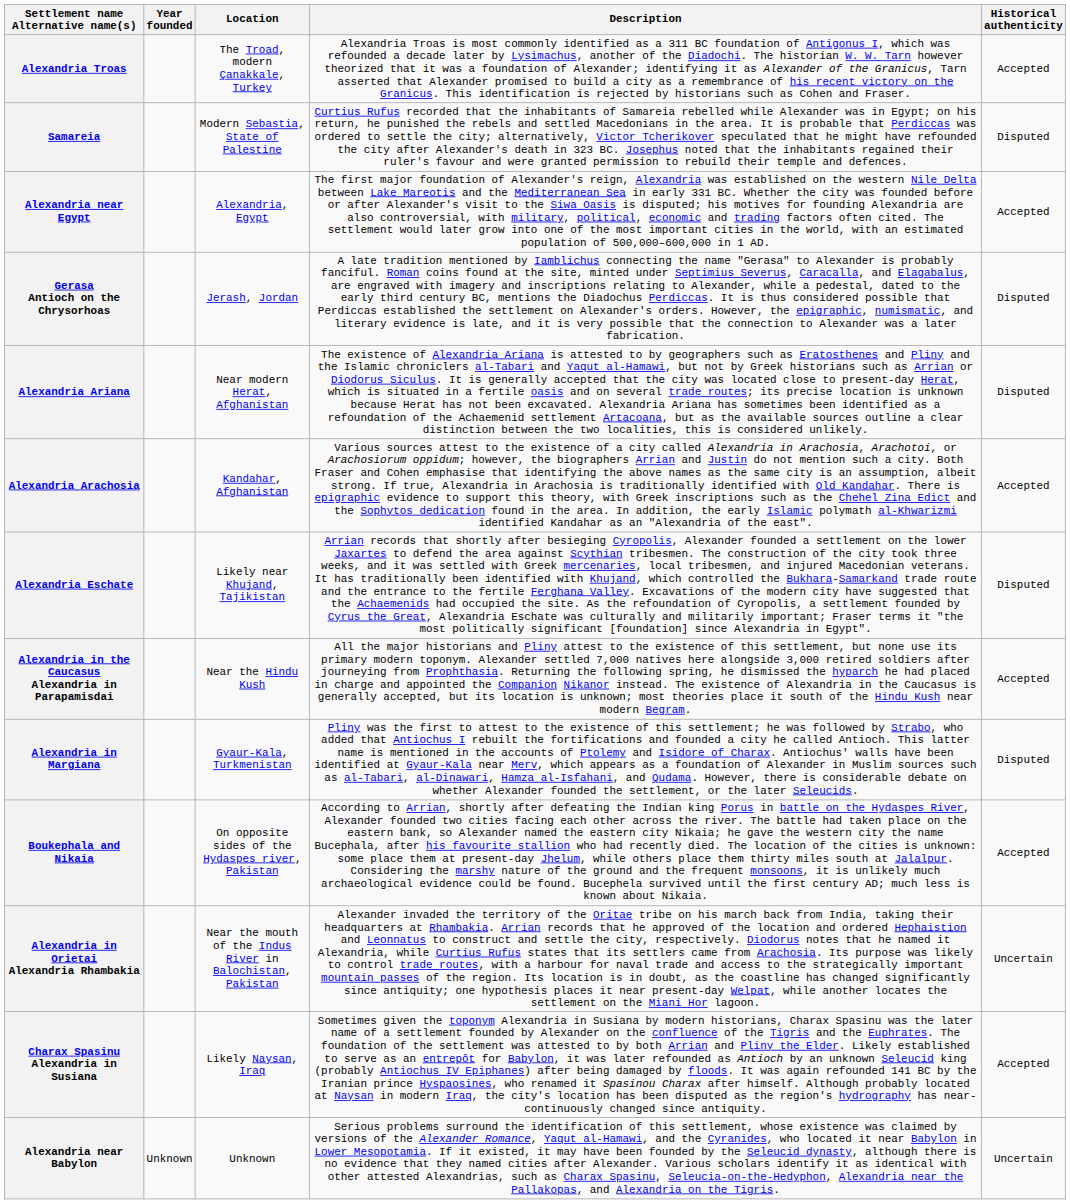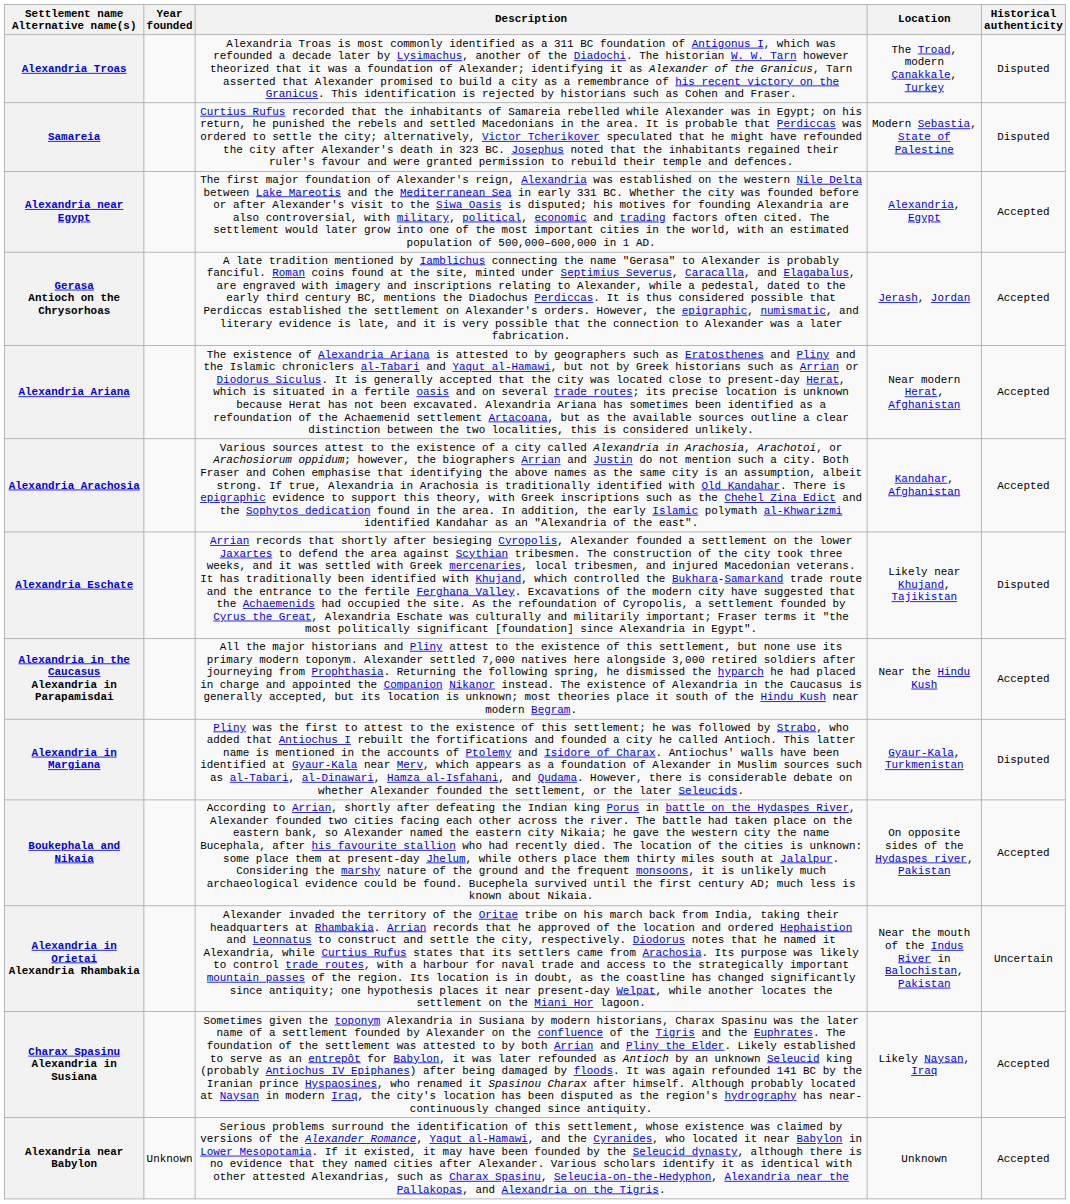columns swapped: (252, 20) <-> (645, 20)
(1023, 69) Accepted -> (1023, 69) Disputed
(1023, 299) Disputed -> (1023, 299) Accepted
(1023, 392) Disputed -> (1023, 392) Accepted
(1023, 1158) Uncertain -> (1023, 1158) Accepted
